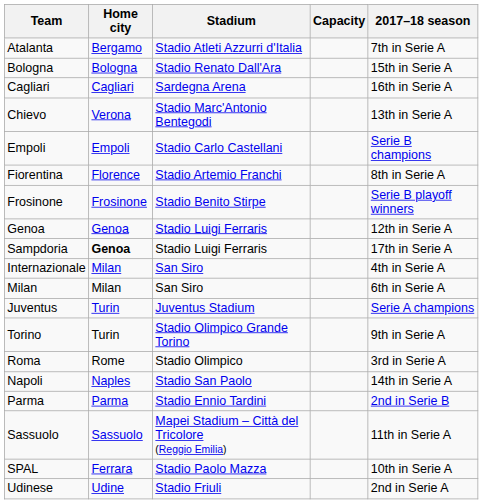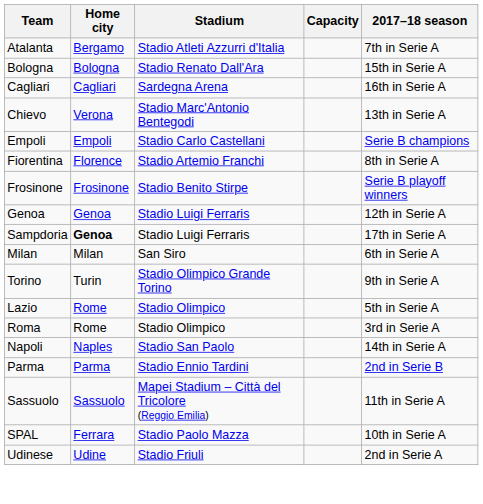- row: (46, 268)
- row: (32, 308)
+ row: (22, 308)
